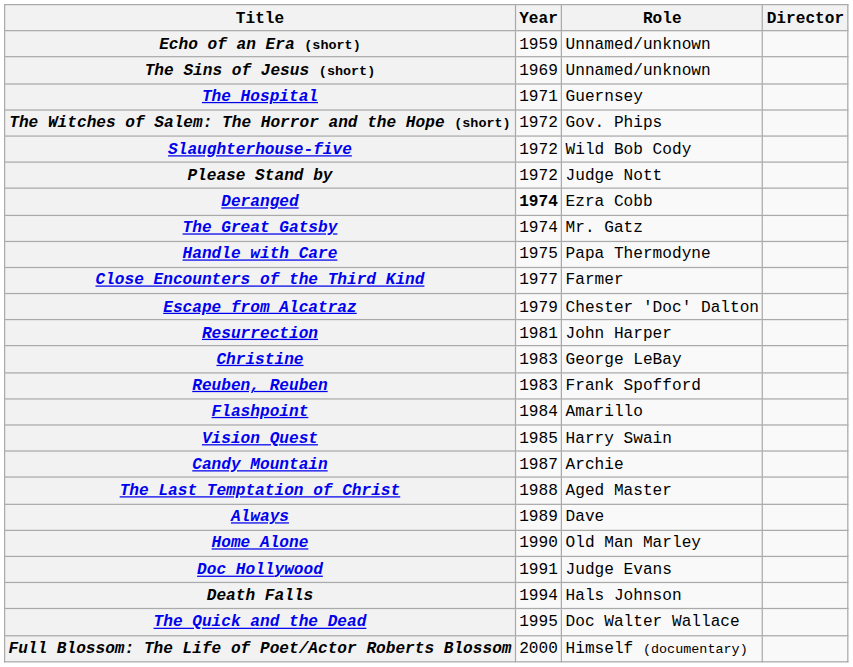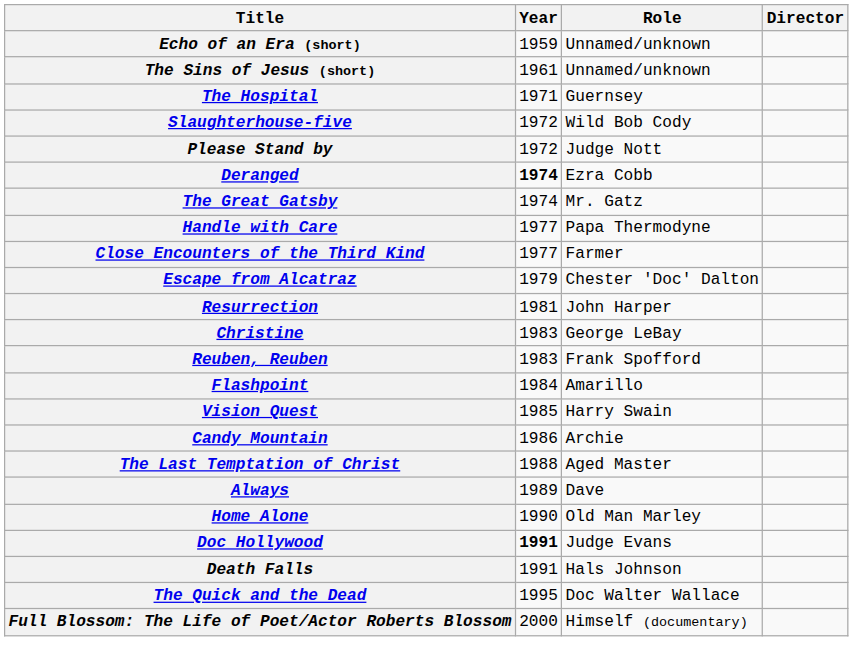(539, 70) 1969 -> (539, 70) 1961
- row: (260, 123)
(539, 254) 1975 -> (539, 228) 1977
(539, 464) 1987 -> (539, 438) 1986
(539, 569) normal -> (539, 543) bold
(539, 596) 1994 -> (539, 569) 1991
